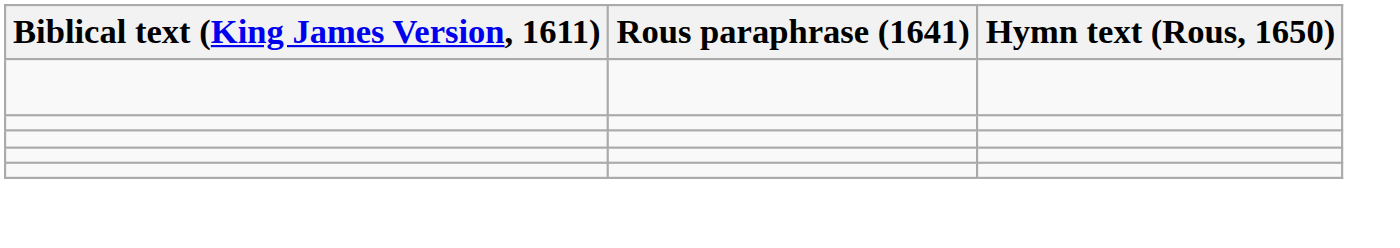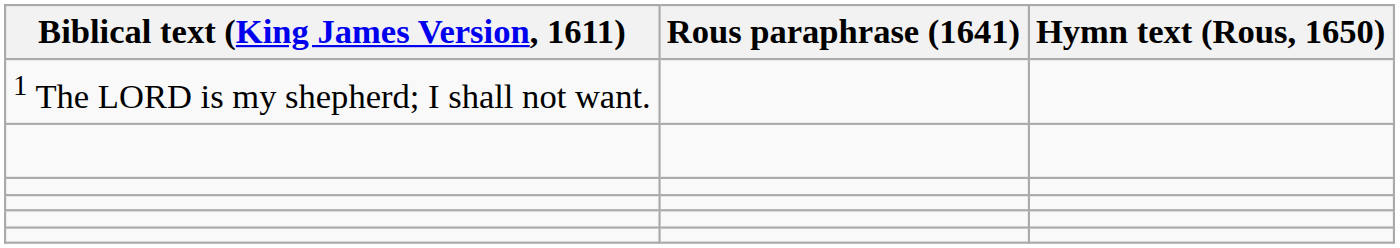+ row: (332, 91)
